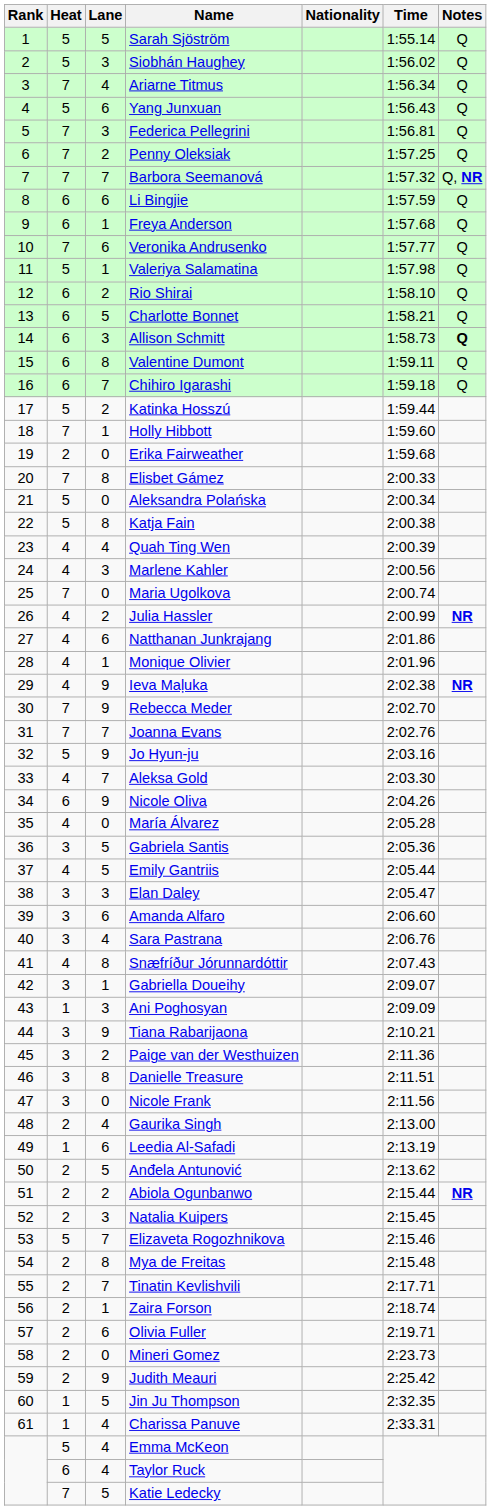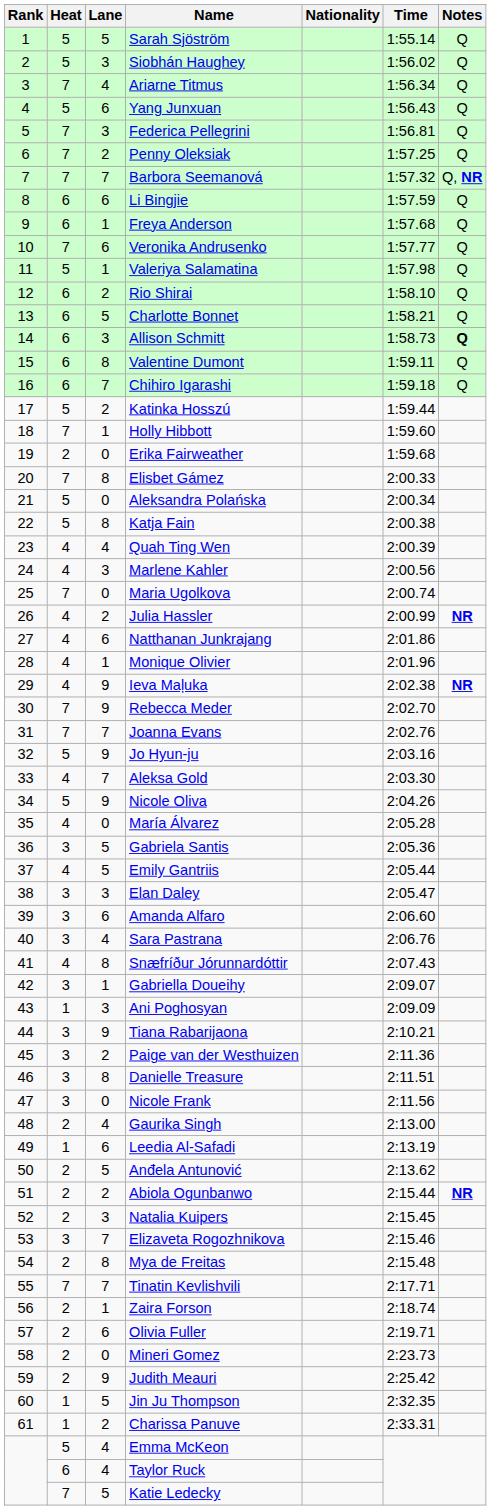(66, 801) 6 -> (66, 801) 5
(66, 1239) 5 -> (66, 1239) 3
(66, 1286) 2 -> (66, 1286) 7
(105, 1424) 4 -> (105, 1424) 2
